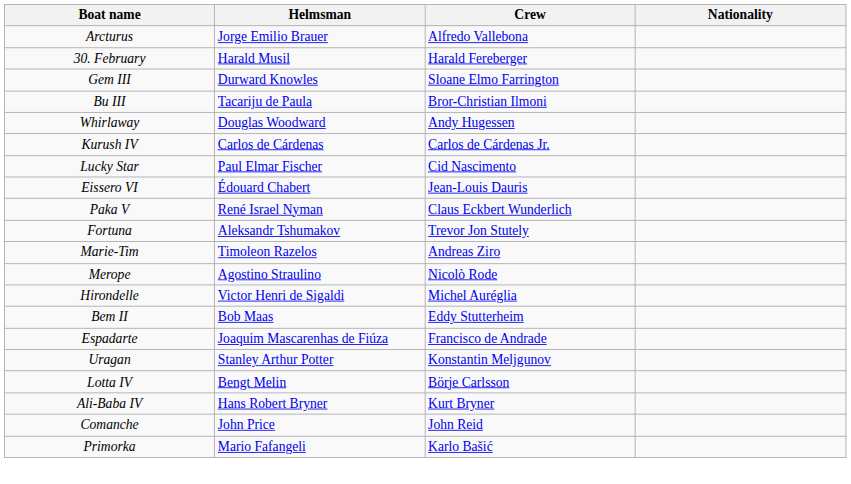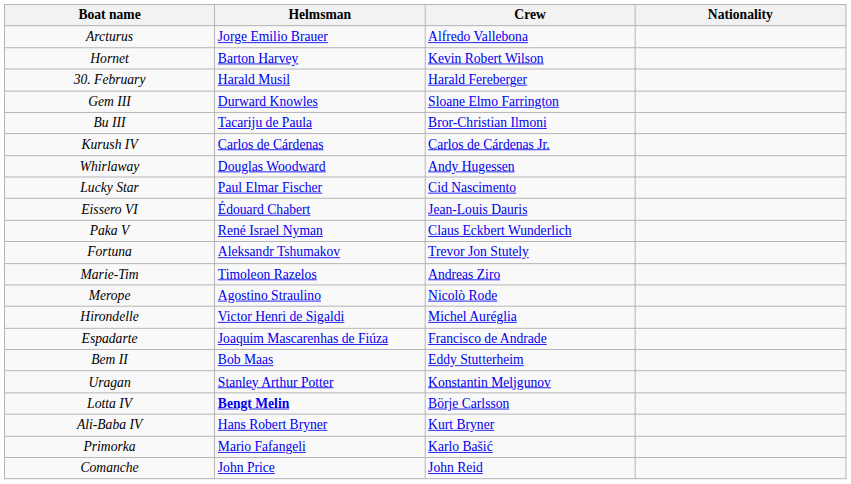+ row: (110, 58)
rows swapped: (110, 123) <-> (110, 144)
rows swapped: (110, 317) <-> (110, 338)
(252, 381) normal -> (254, 403) bold
rows swapped: (110, 425) <-> (110, 446)
